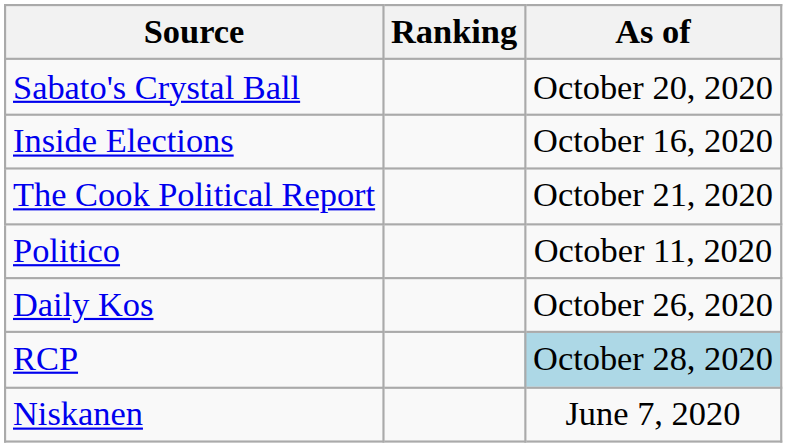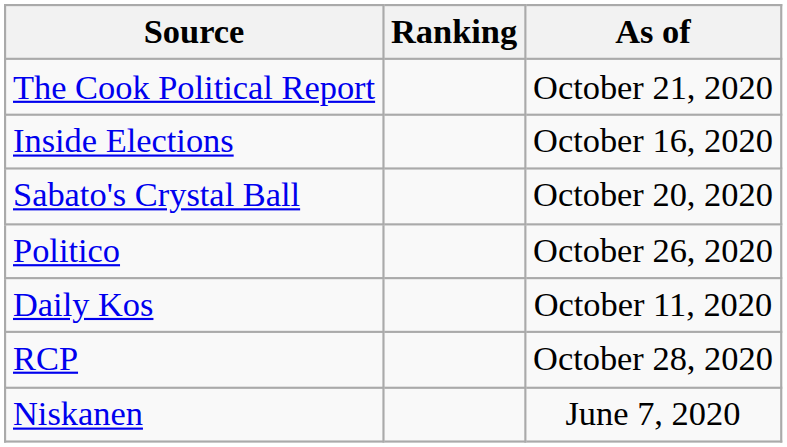rows swapped: (194, 195) <-> (157, 86)
(653, 250) October 11, 2020 -> (653, 250) October 26, 2020
(653, 304) October 26, 2020 -> (653, 304) October 11, 2020
(653, 359) lightblue background -> (653, 359) no background
